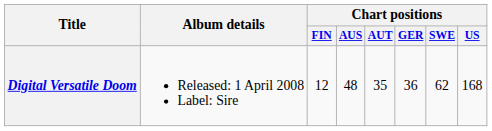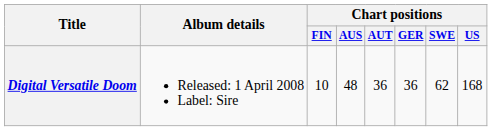(322, 85) 12 -> (322, 85) 10
(380, 85) 35 -> (380, 85) 36
